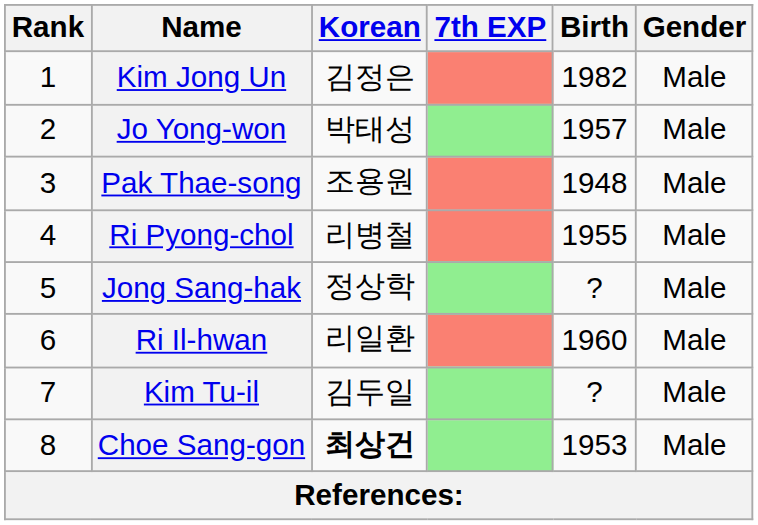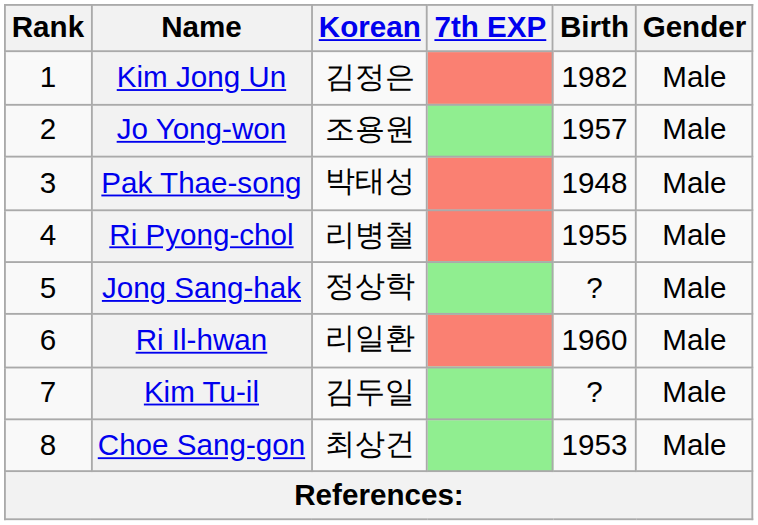(370, 129) 박태성 -> (370, 129) 조용원
(370, 181) 조용원 -> (370, 181) 박태성
(370, 444) bold -> (370, 444) normal
